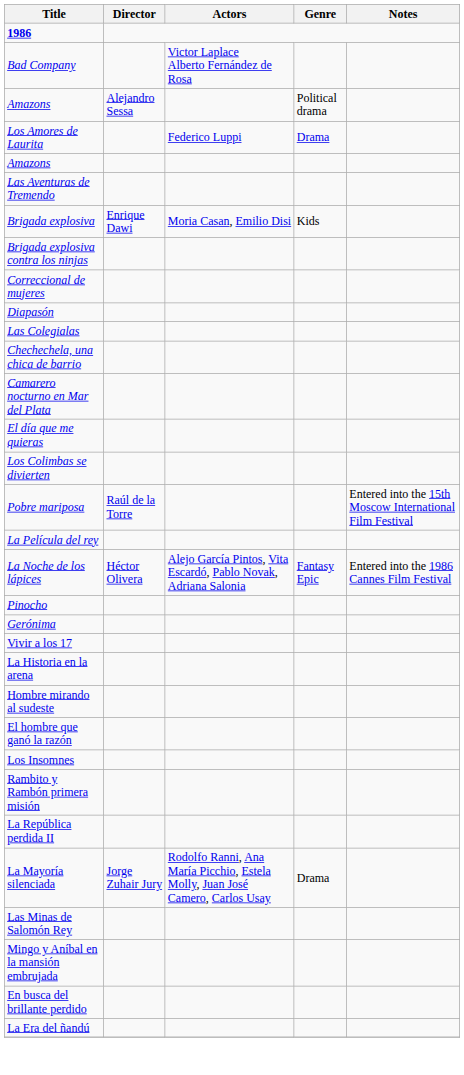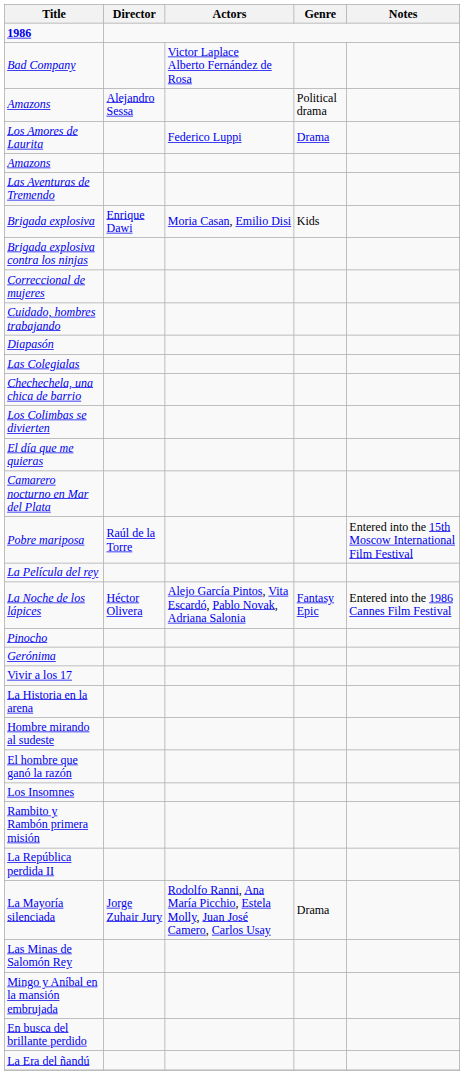+ row: (51, 319)
rows swapped: (48, 396) <-> (47, 468)
